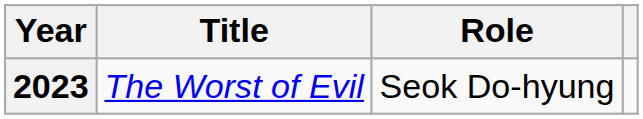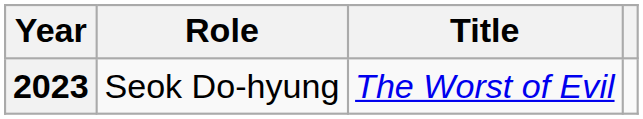columns swapped: (234, 31) <-> (497, 31)
